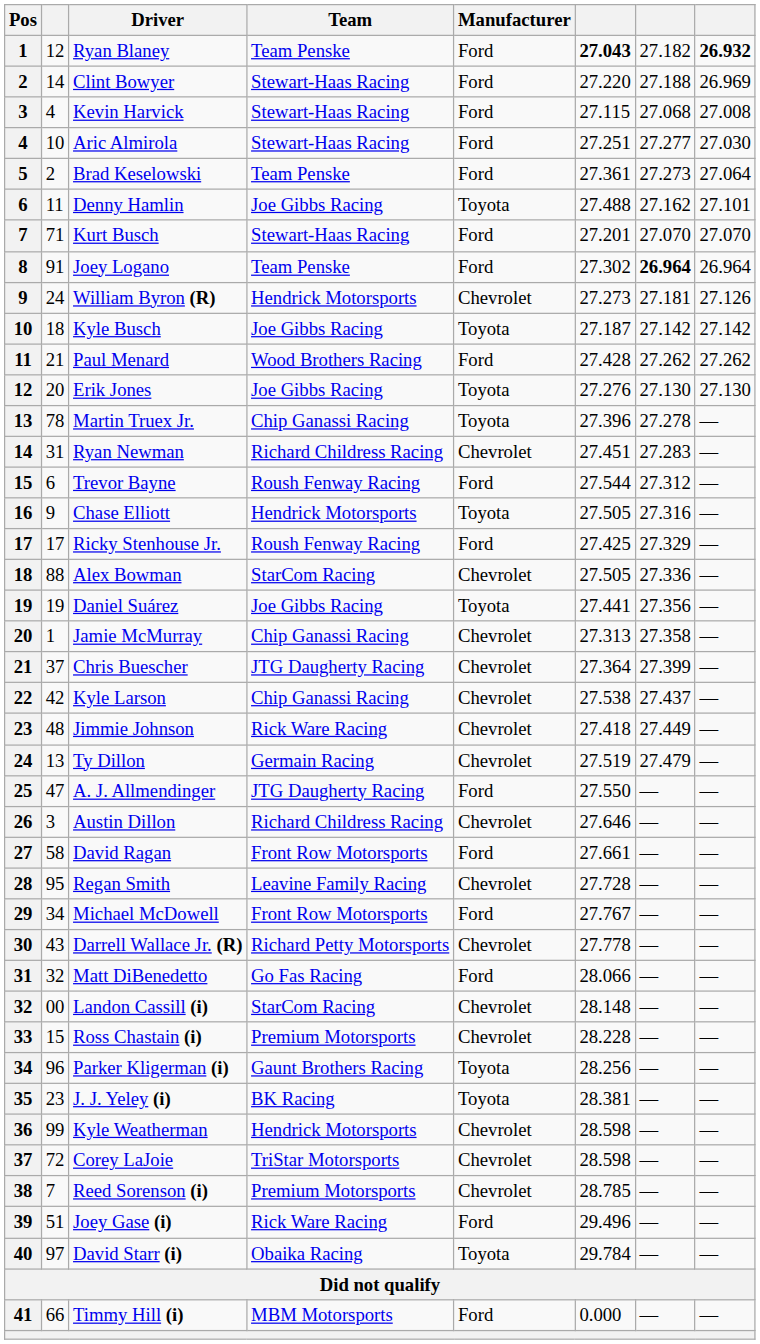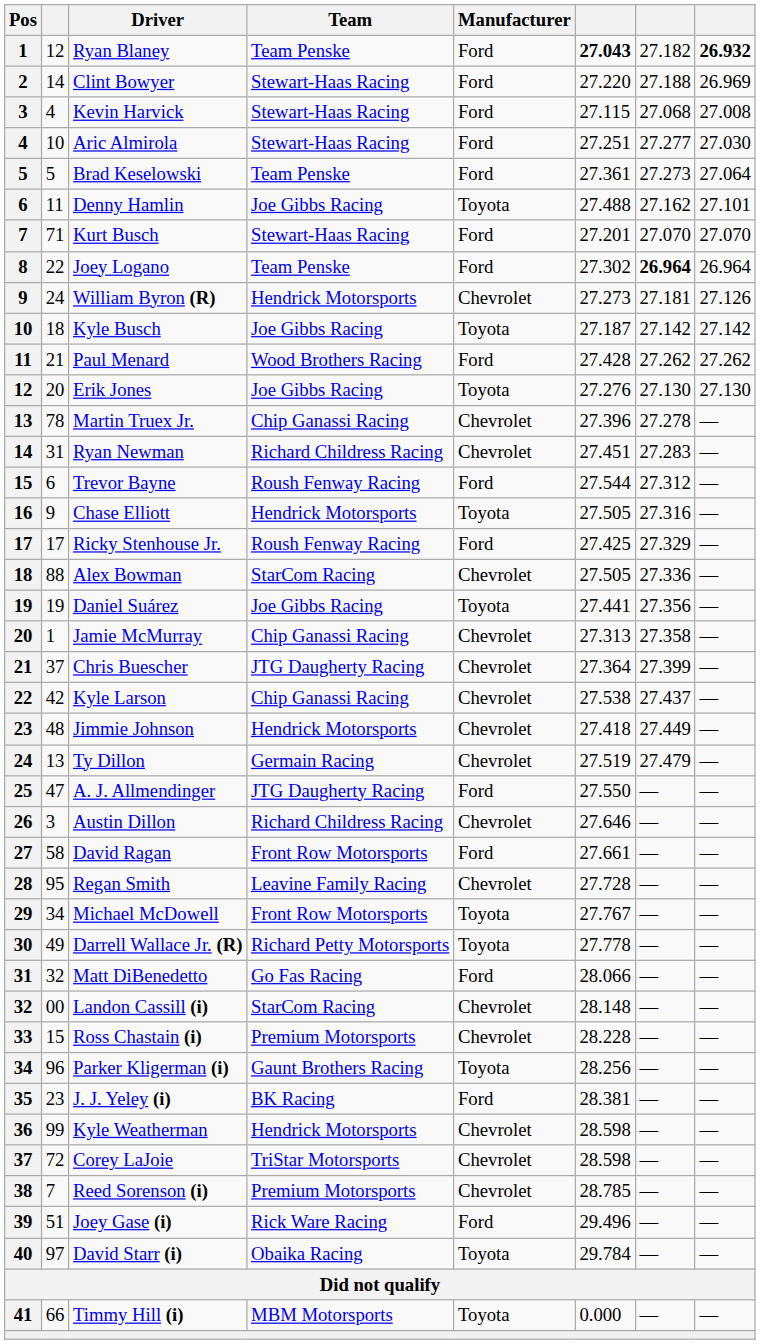(50, 174) 2 -> (50, 174) 5
(55, 266) 91 -> (55, 266) 22
(484, 420) Toyota -> (495, 420) Chevrolet
(319, 729) Rick Ware Racing -> (334, 729) Hendrick Motorsports
(476, 914) Ford -> (484, 914) Toyota
(55, 944) 43 -> (55, 944) 49
(495, 944) Chevrolet -> (484, 944) Toyota
(484, 1099) Toyota -> (476, 1099) Ford
(476, 1314) Ford -> (484, 1314) Toyota
